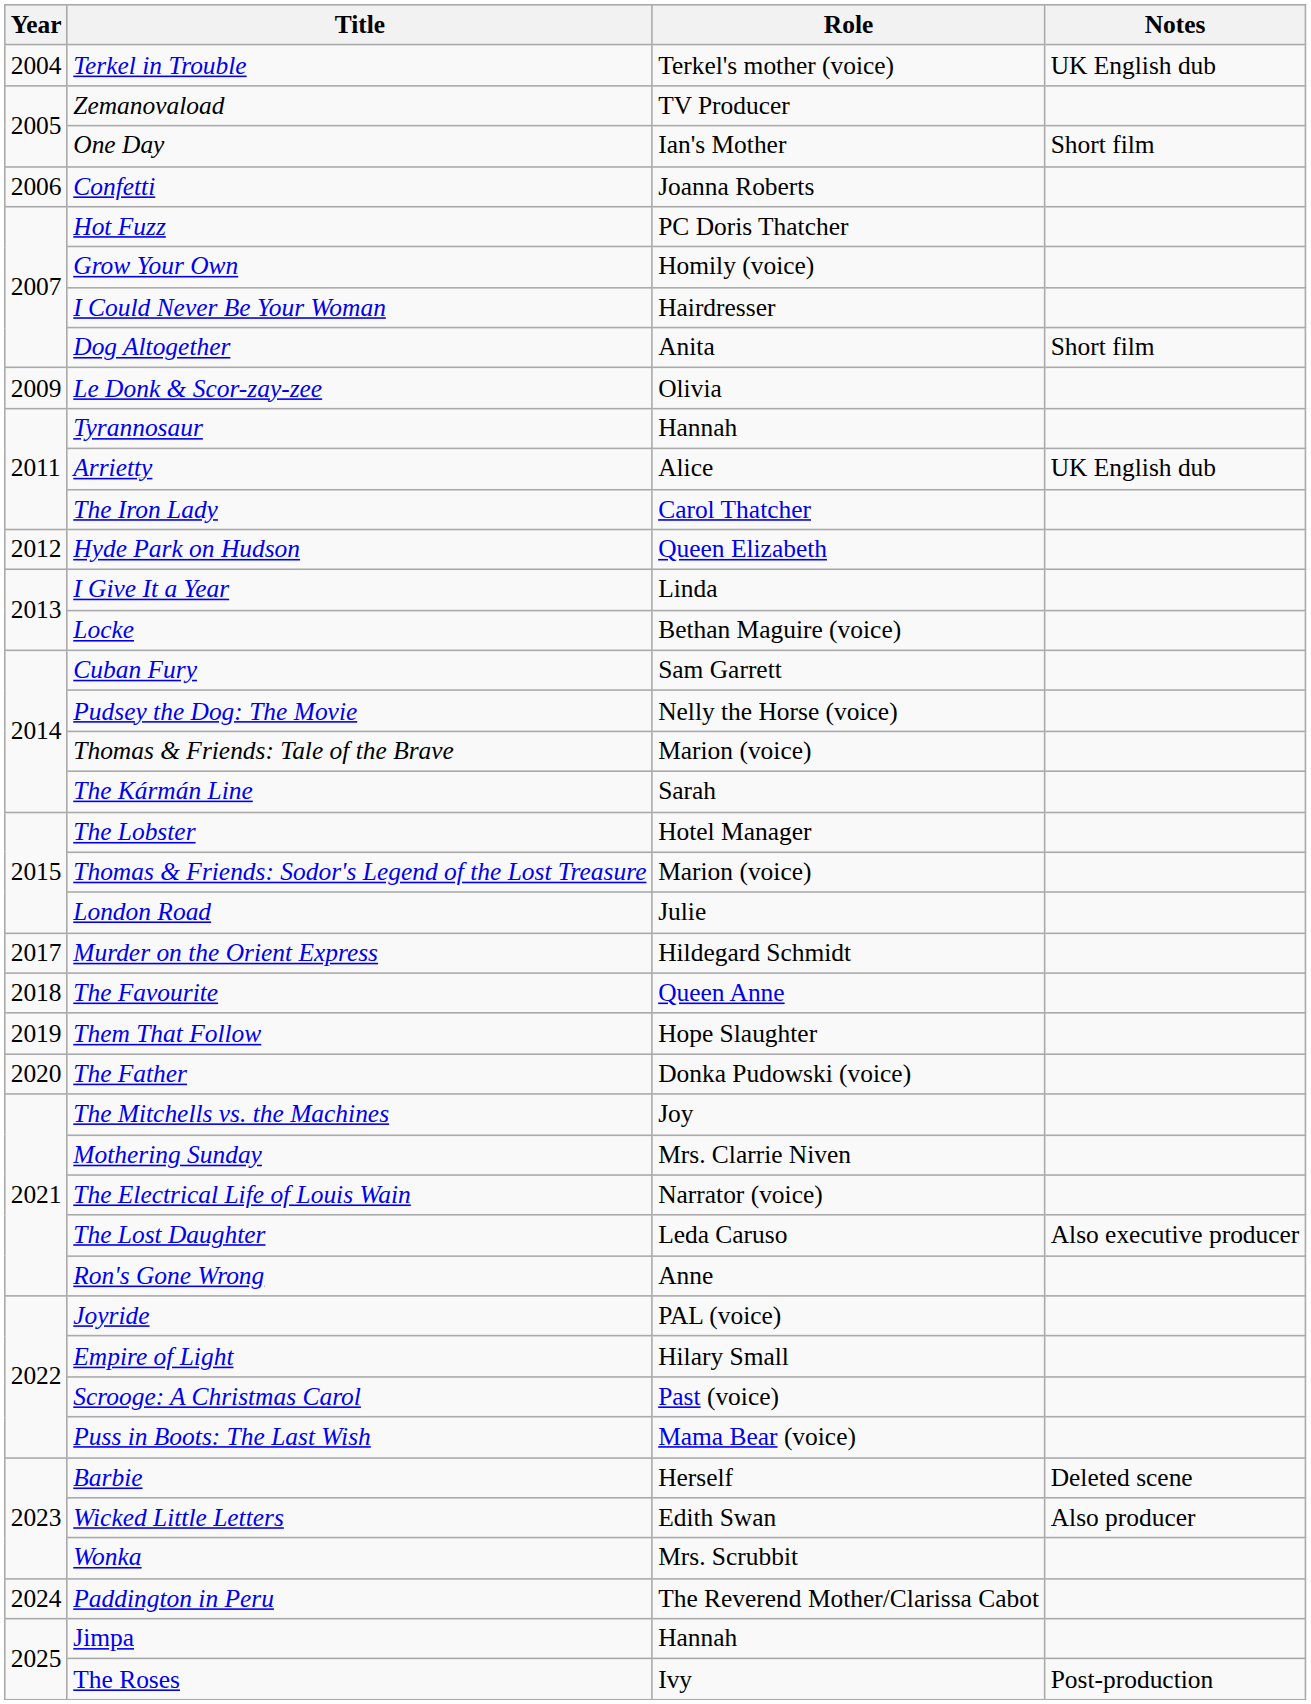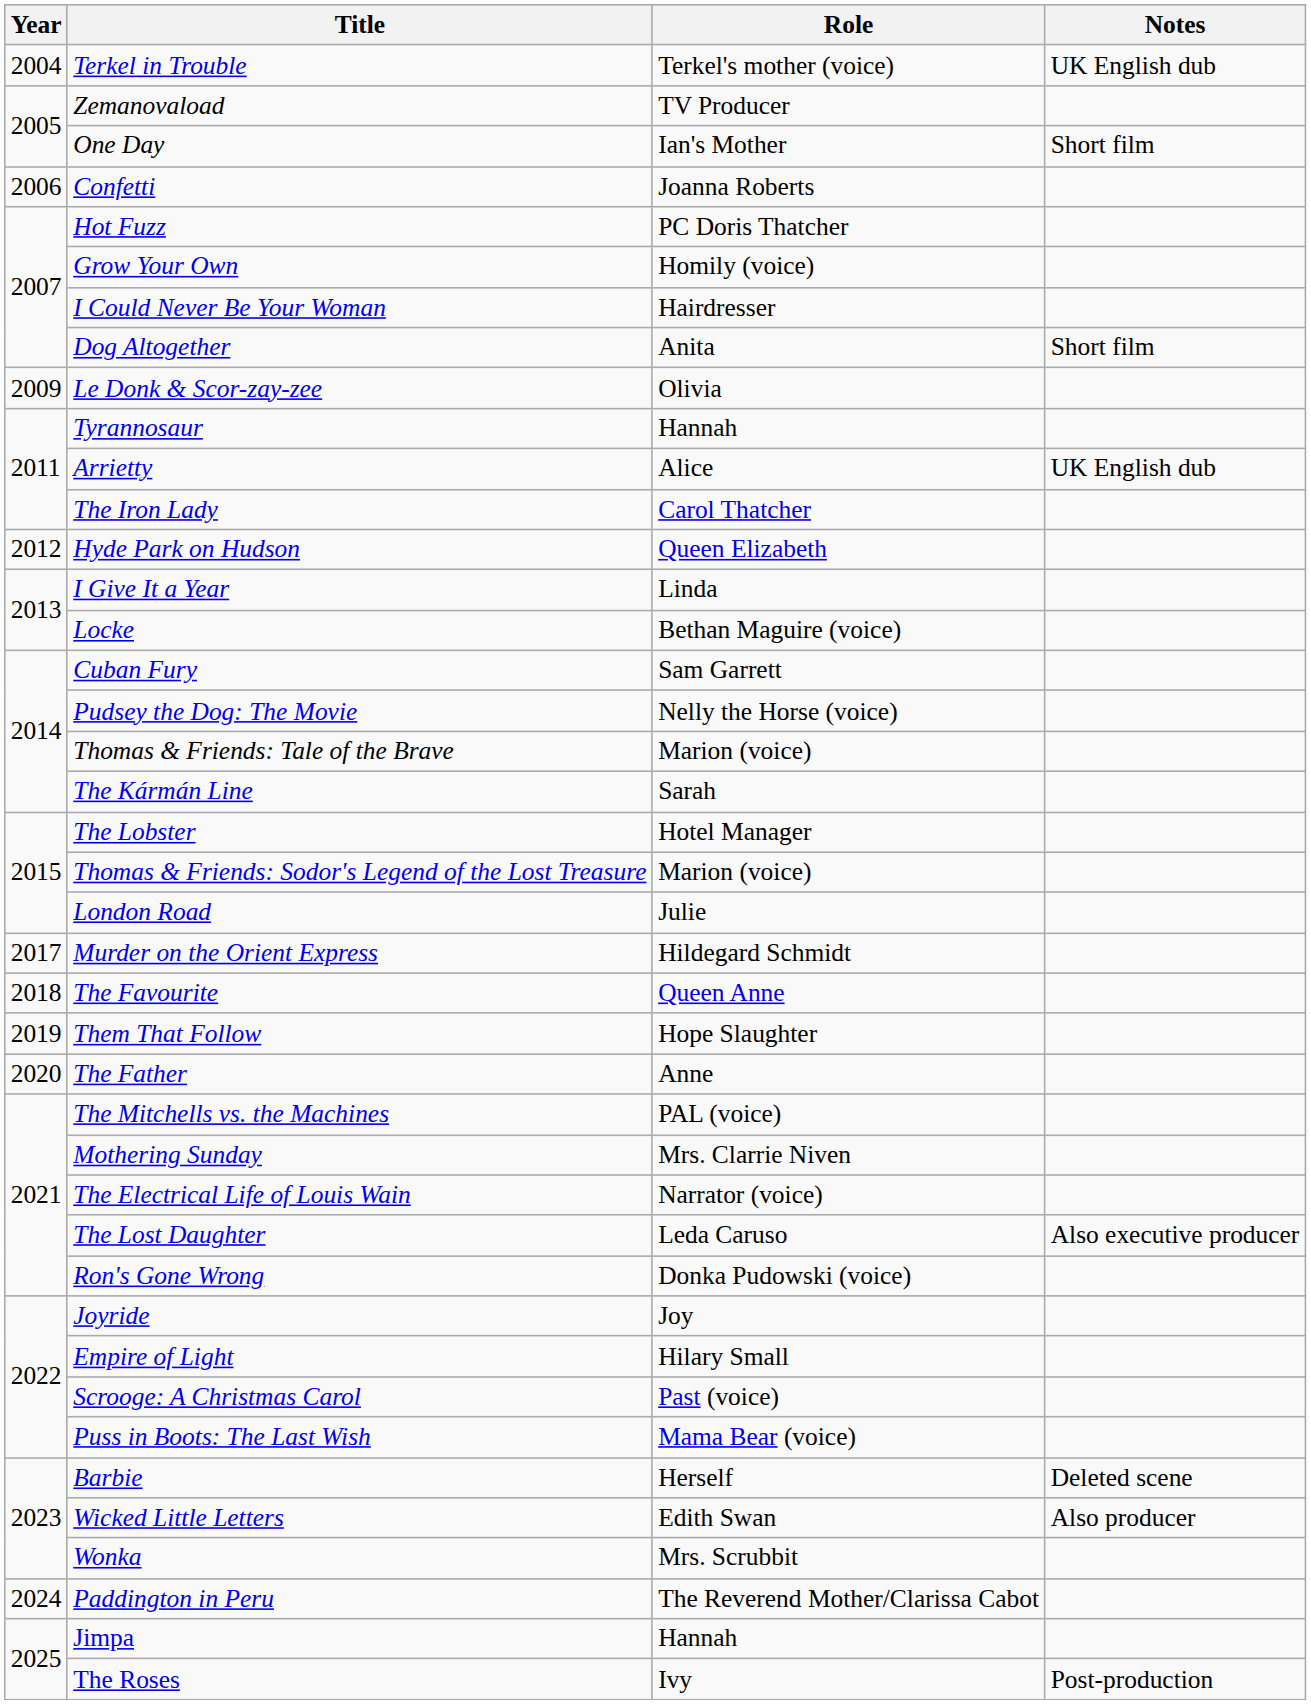(785, 1073) Donka Pudowski (voice) -> (686, 1073) Anne
(676, 1114) Joy -> (720, 1114) PAL (voice)
(686, 1275) Anne -> (785, 1275) Donka Pudowski (voice)
(720, 1315) PAL (voice) -> (676, 1315) Joy
